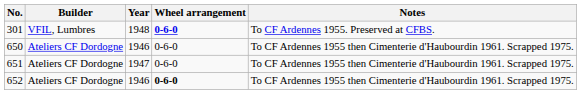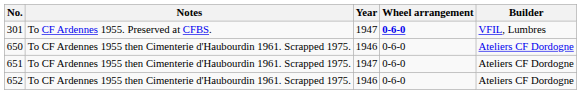columns swapped: (75, 13) <-> (412, 13)
(139, 30) 1948 -> (367, 30) 1947
(166, 81) bold -> (394, 81) normal
